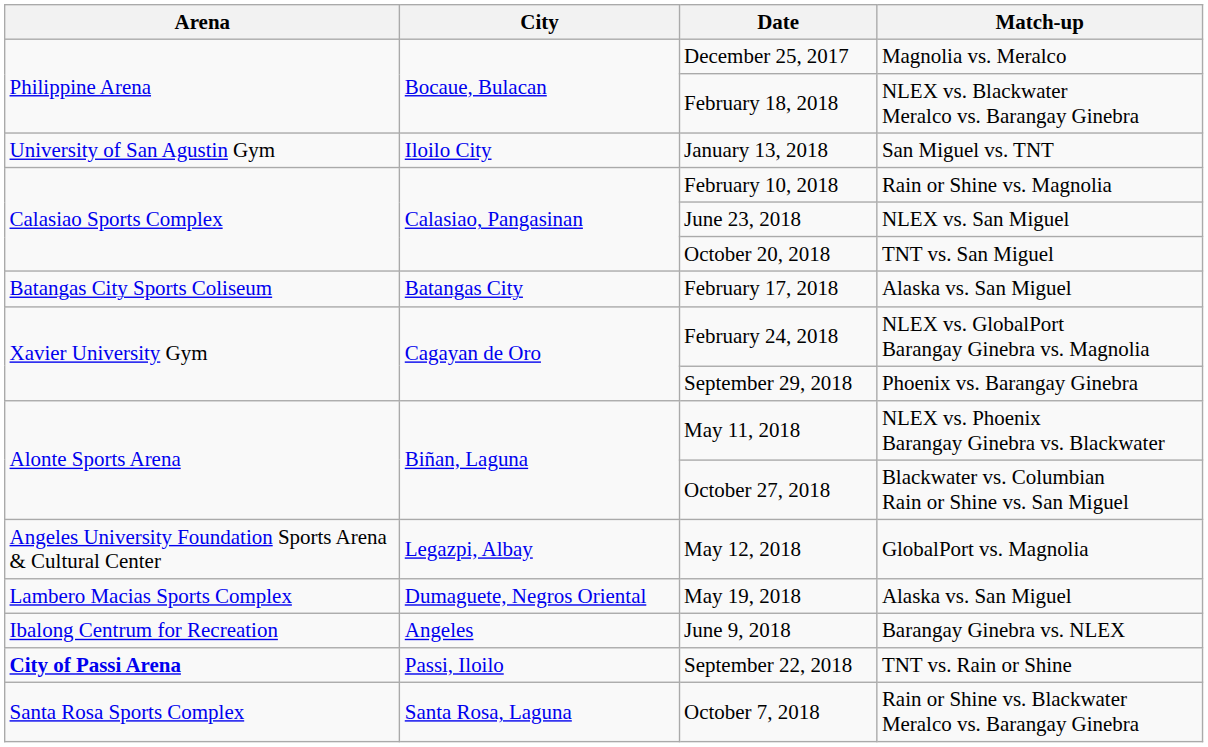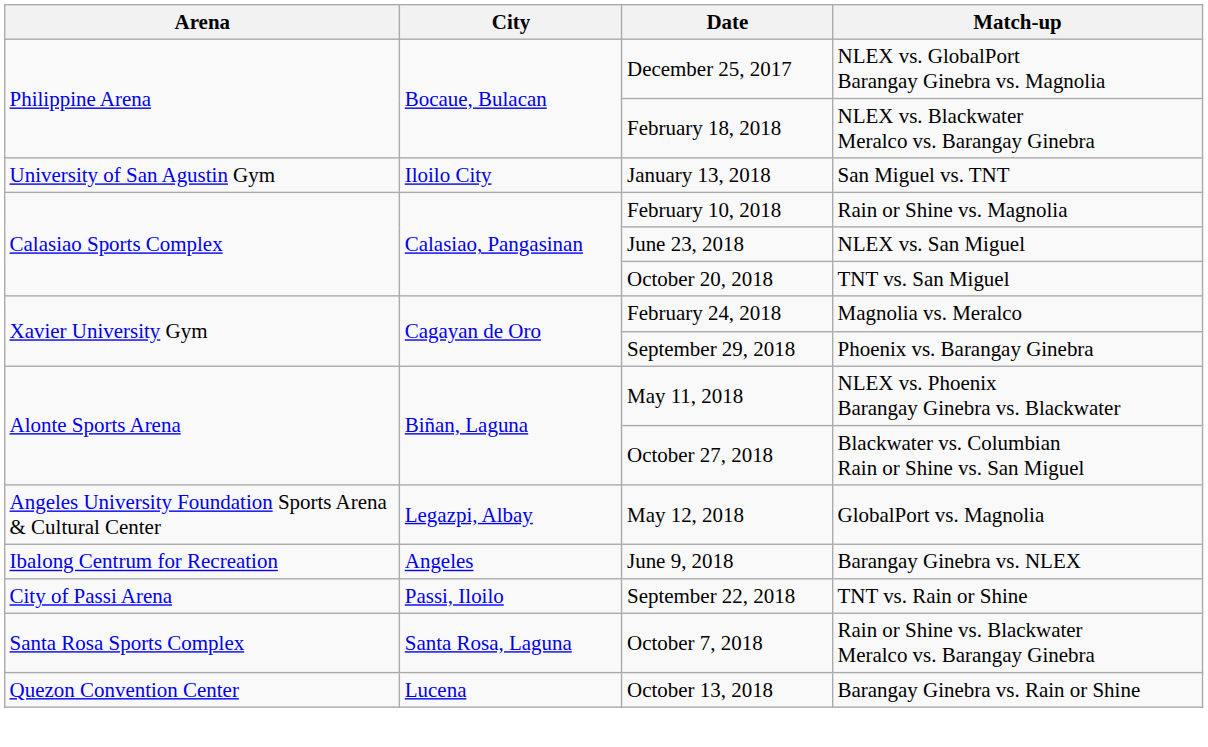(974, 56) Magnolia vs. Meralco -> (971, 68) NLEX vs. GlobalPort Barangay Ginebra vs. Magnolia
- row: (761, 288)
(1016, 335) NLEX vs. GlobalPort Barangay Ginebra vs. Magnolia -> (930, 313) Magnolia vs. Meralco
- row: (743, 595)
(95, 664) bold -> (91, 595) normal
+ row: (700, 689)
